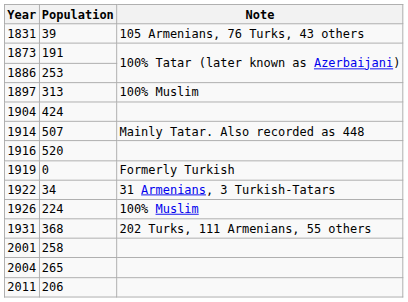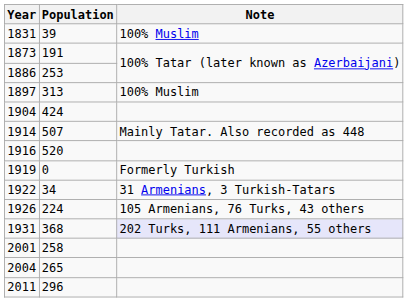(242, 34) 105 Armenians, 76 Turks, 43 others -> (159, 34) 100% Muslim
(159, 209) 100% Muslim -> (242, 209) 105 Armenians, 76 Turks, 43 others
(246, 229) no background -> (246, 229) lavender background
(53, 287) 206 -> (53, 287) 296
